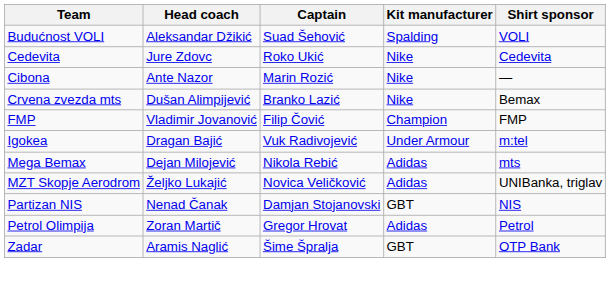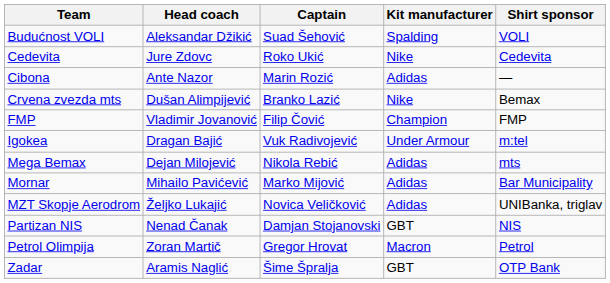(400, 78) Nike -> (407, 78) Adidas
+ row: (29, 183)
(407, 225) Adidas -> (409, 246) Macron
